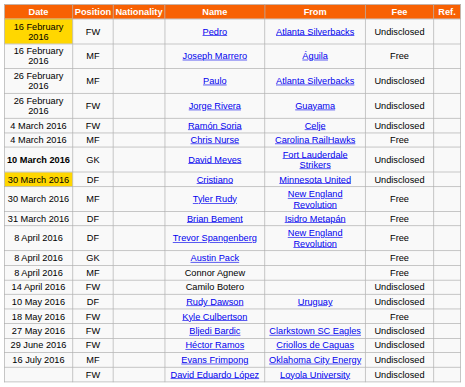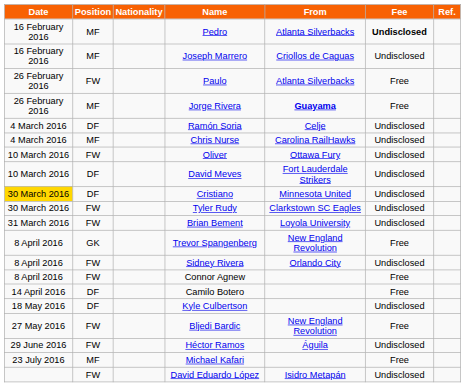(38, 32) gold background -> (38, 32) no background
(93, 32) FW -> (93, 32) MF
(399, 32) normal -> (399, 32) bold
(315, 56) Águila -> (315, 56) Criollos de Caguas
(399, 56) Free -> (399, 56) Undisclosed
(93, 81) MF -> (93, 81) FW
(399, 81) Undisclosed -> (399, 81) Free
(93, 106) FW -> (93, 106) MF
(315, 106) normal -> (315, 106) bold
(399, 106) Undisclosed -> (399, 106) Free
(93, 126) FW -> (93, 126) DF
(399, 140) Free -> (399, 140) Undisclosed
+ row: (215, 155)
(38, 160) bold -> (38, 175) normal
(93, 160) GK -> (93, 175) DF
(93, 199) MF -> (93, 209) FW
(315, 199) New England Revolution -> (315, 209) Clarkstown SC Eagles
(399, 199) Free -> (399, 209) Undisclosed
(93, 219) DF -> (93, 223) FW
(315, 219) Isidro Metapán -> (315, 223) Loyola University
(399, 219) Free -> (399, 223) Undisclosed
(93, 239) DF -> (93, 243) GK
+ row: (215, 263)
- row: (215, 258)
(93, 273) MF -> (93, 277) FW
(93, 288) FW -> (93, 292) DF
(399, 288) Undisclosed -> (399, 292) Free
- row: (215, 302)
(93, 317) FW -> (93, 306) DF
(399, 317) Free -> (399, 306) Undisclosed
(315, 331) Clarkstown SC Eagles -> (315, 326) New England Revolution
(399, 331) Undisclosed -> (399, 326) Free
(315, 346) Criollos de Caguas -> (315, 346) Águila
- row: (215, 360)
+ row: (215, 360)
(315, 375) Loyola University -> (315, 375) Isidro Metapán
